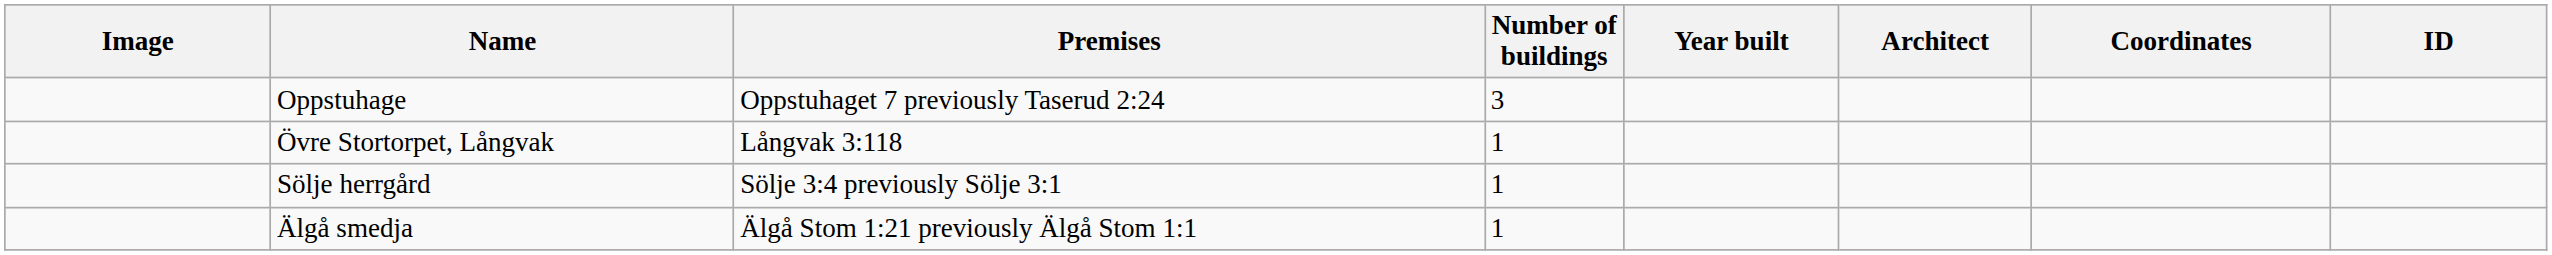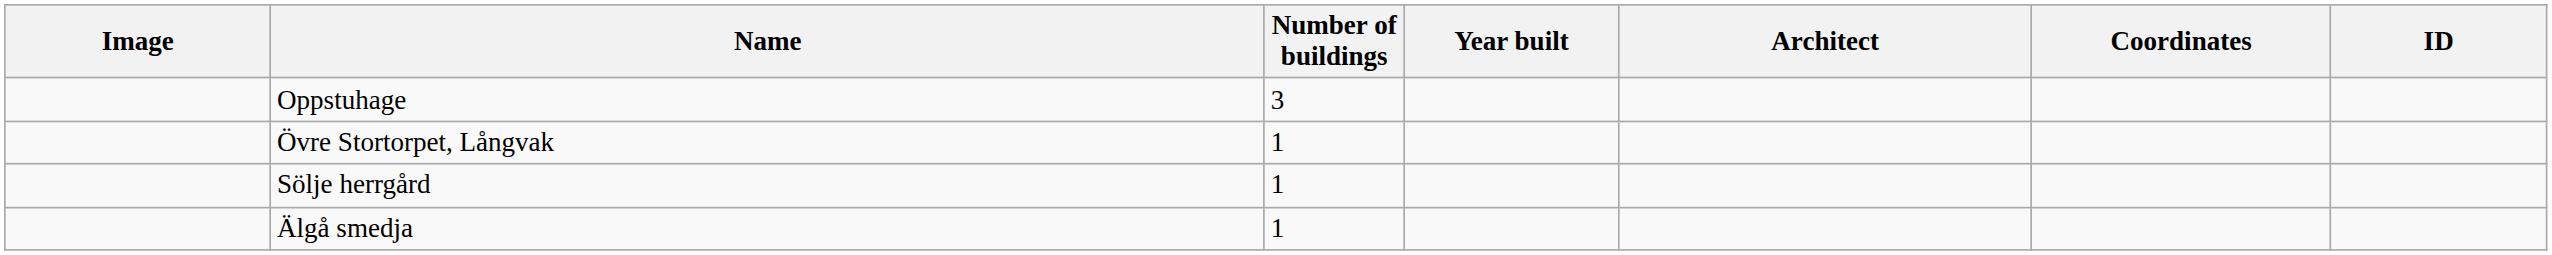- column: (1109, 41)
